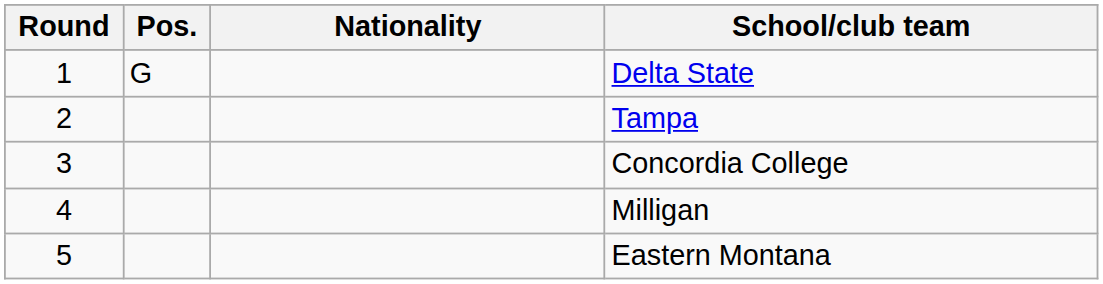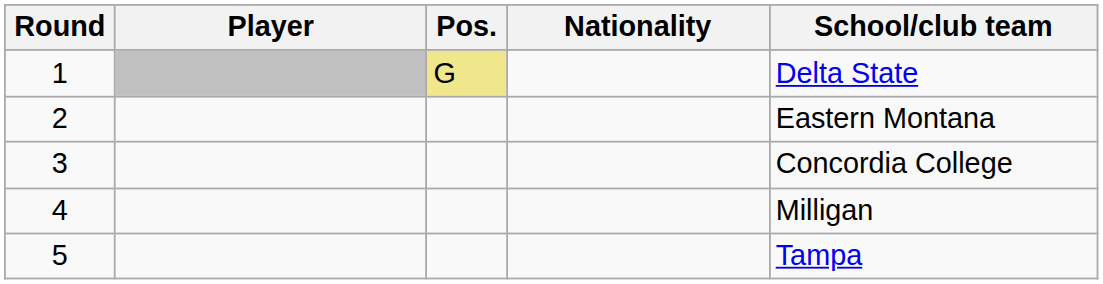+ column: (271, 27)
(141, 73) no background -> (445, 73) khaki background
(655, 118) Tampa -> (885, 118) Eastern Montana
(721, 255) Eastern Montana -> (819, 255) Tampa
